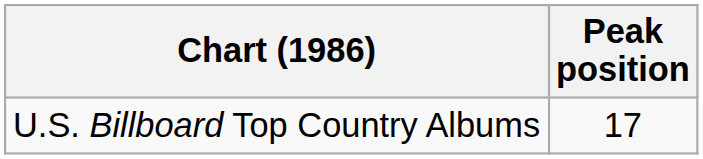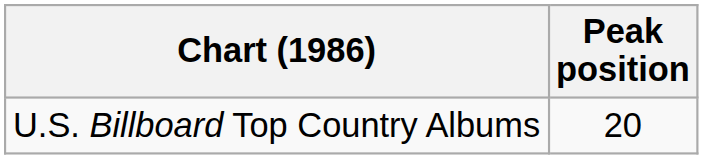(623, 125) 17 -> (623, 125) 20
